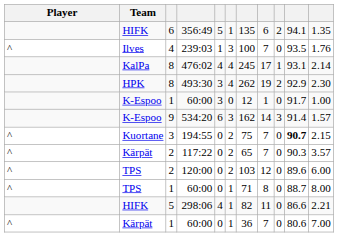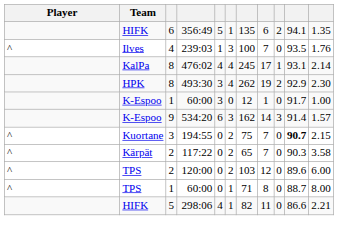(321, 153) 3.57 -> (321, 153) 3.58
- row: (137, 223)
